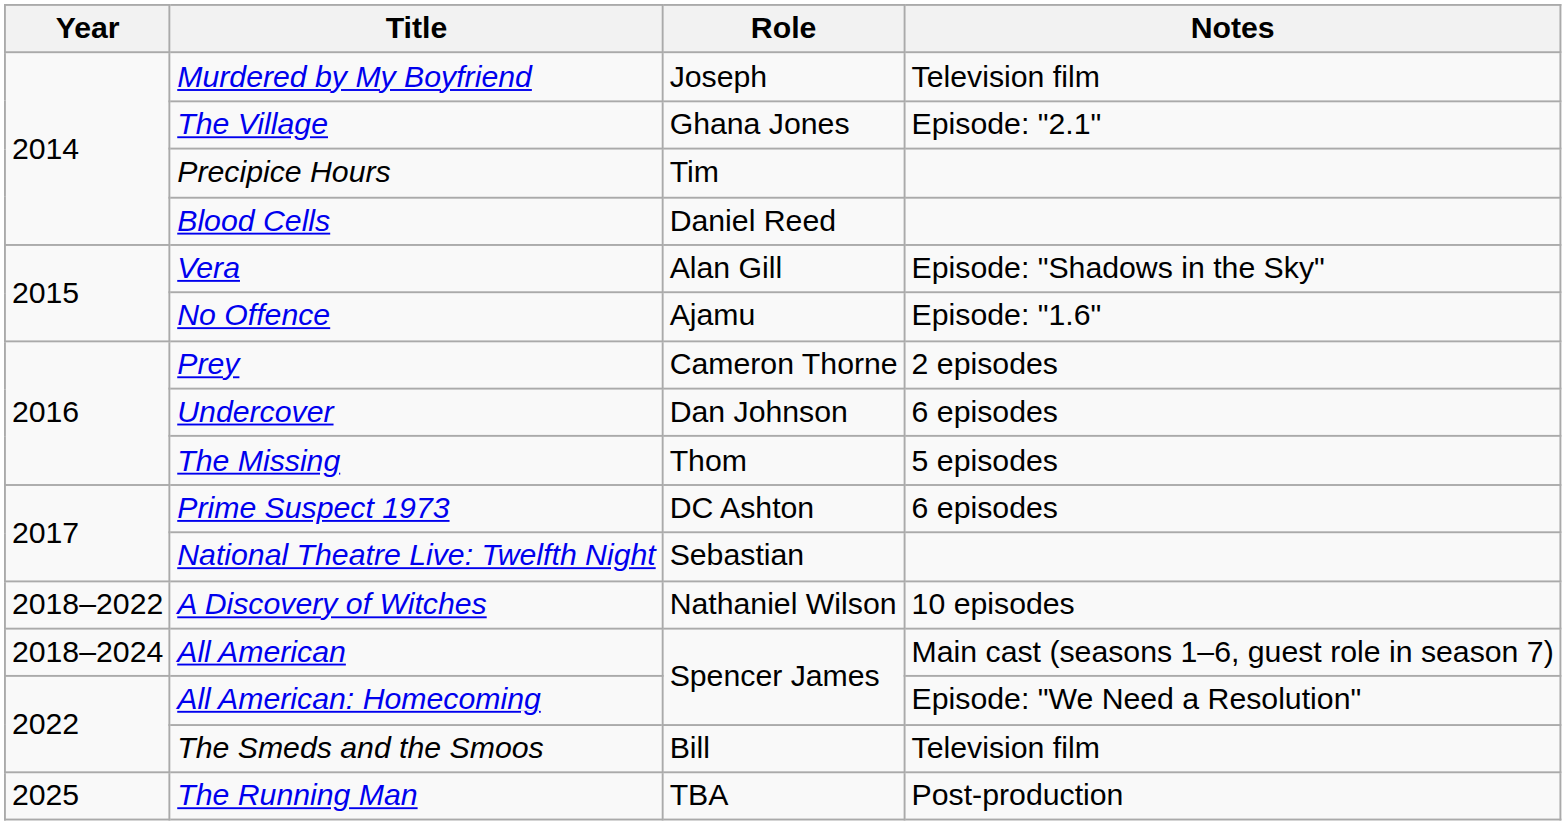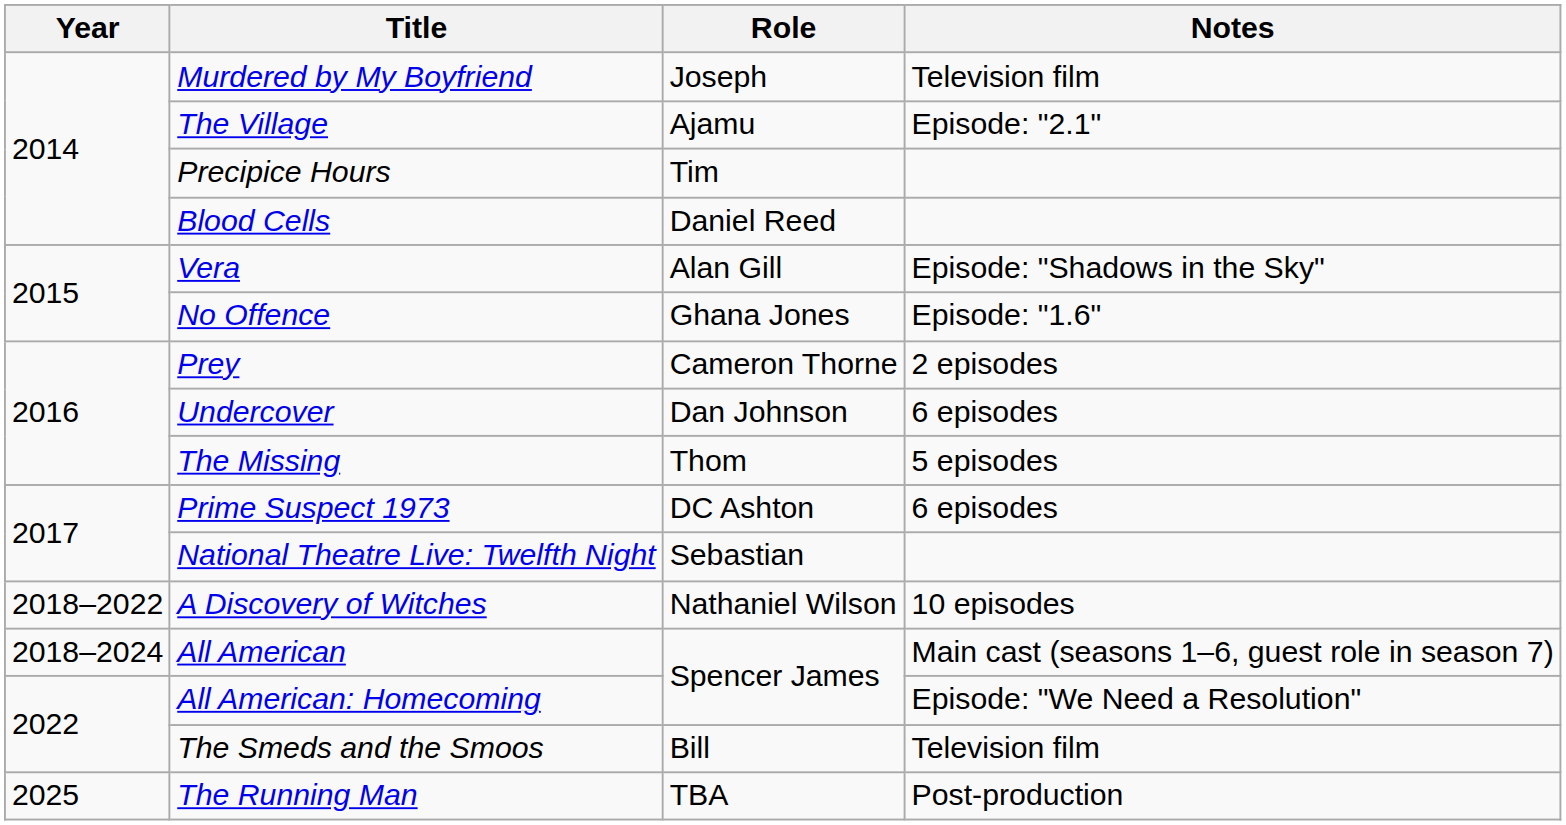(760, 124) Ghana Jones -> (712, 124) Ajamu
(712, 316) Ajamu -> (760, 316) Ghana Jones
